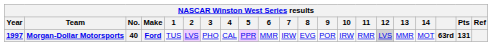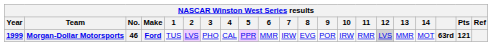(15, 35) 1997 -> (15, 35) 1999
(134, 35) 40 -> (134, 35) 46
(464, 35) 131 -> (464, 35) 121
